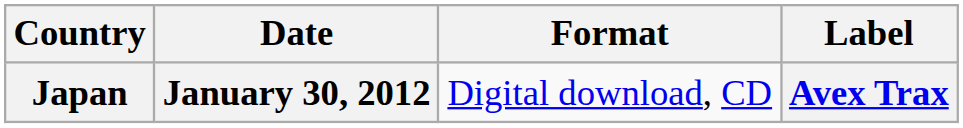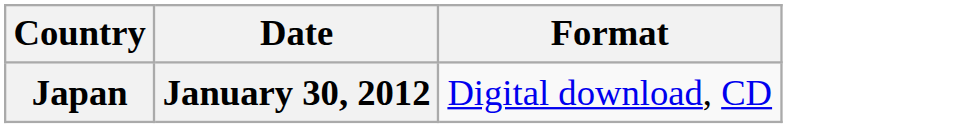- column: (869, 33)
